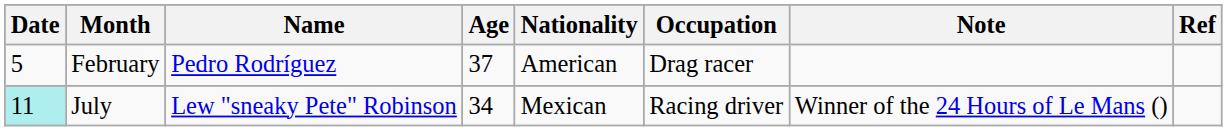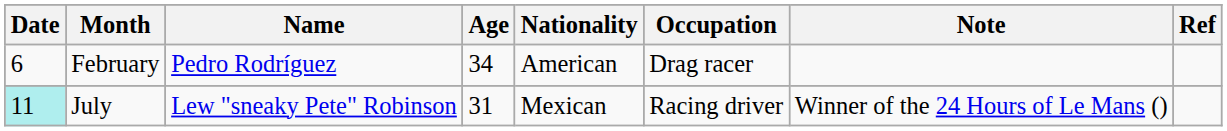(17, 64) 5 -> (17, 64) 6
(481, 64) 37 -> (481, 64) 34
(481, 105) 34 -> (481, 105) 31
